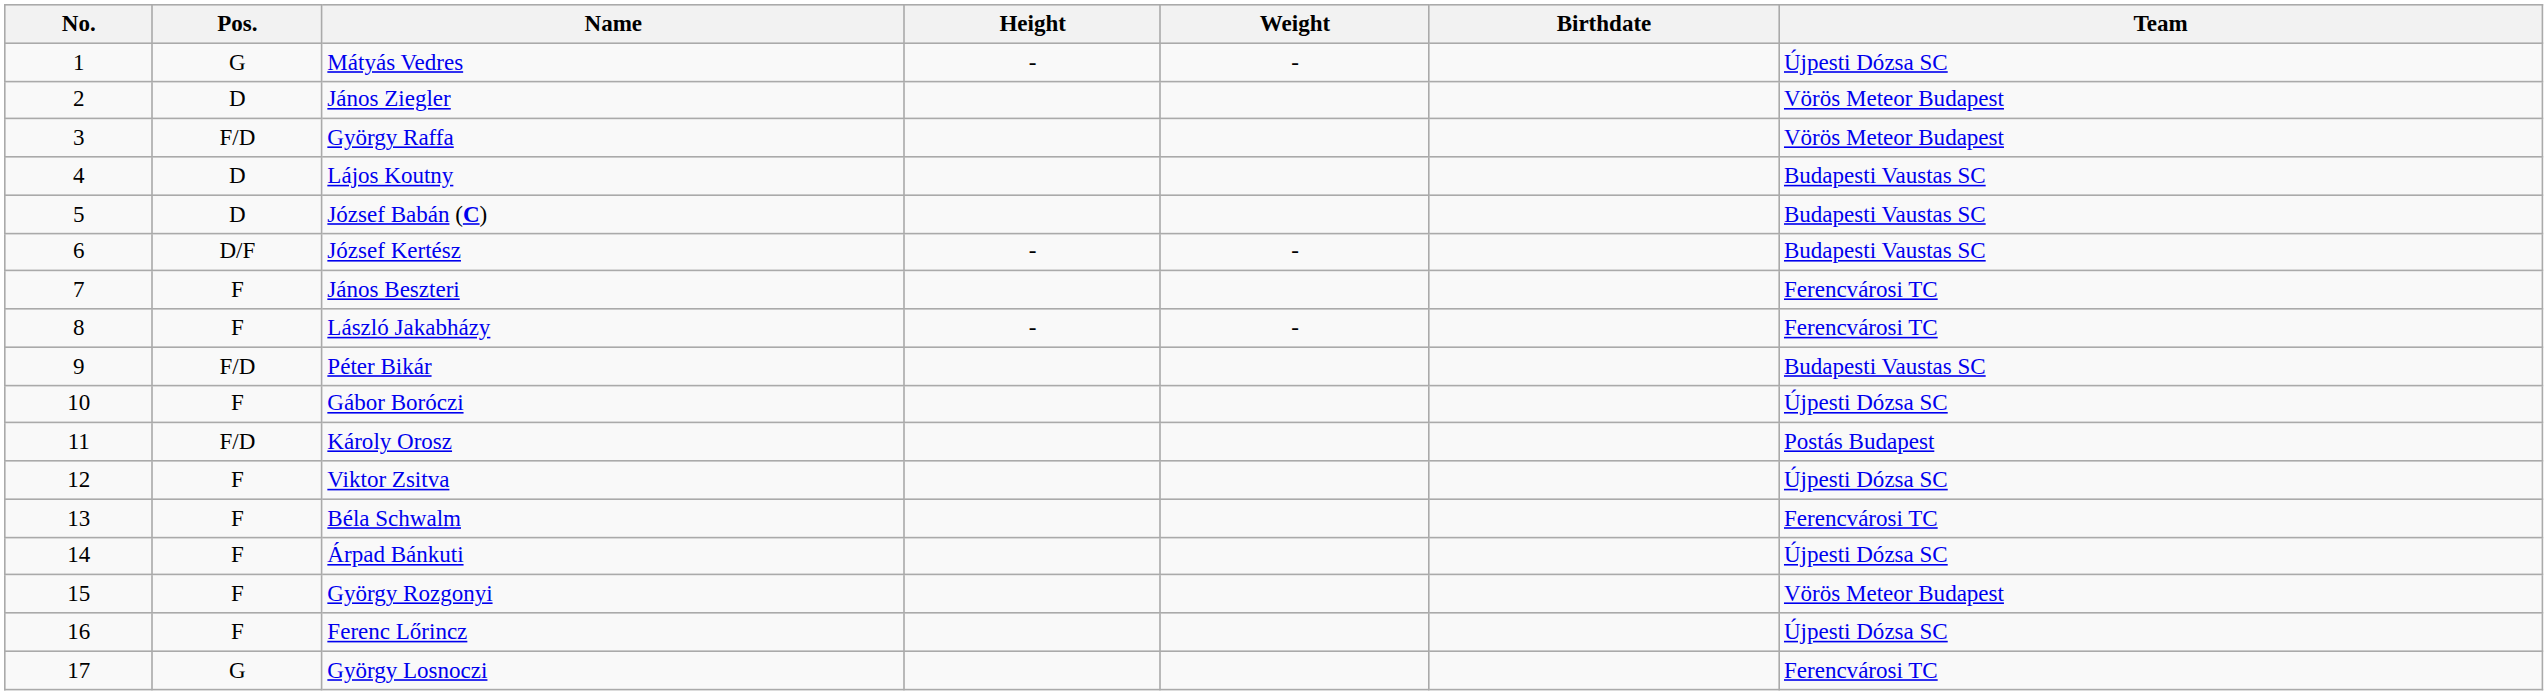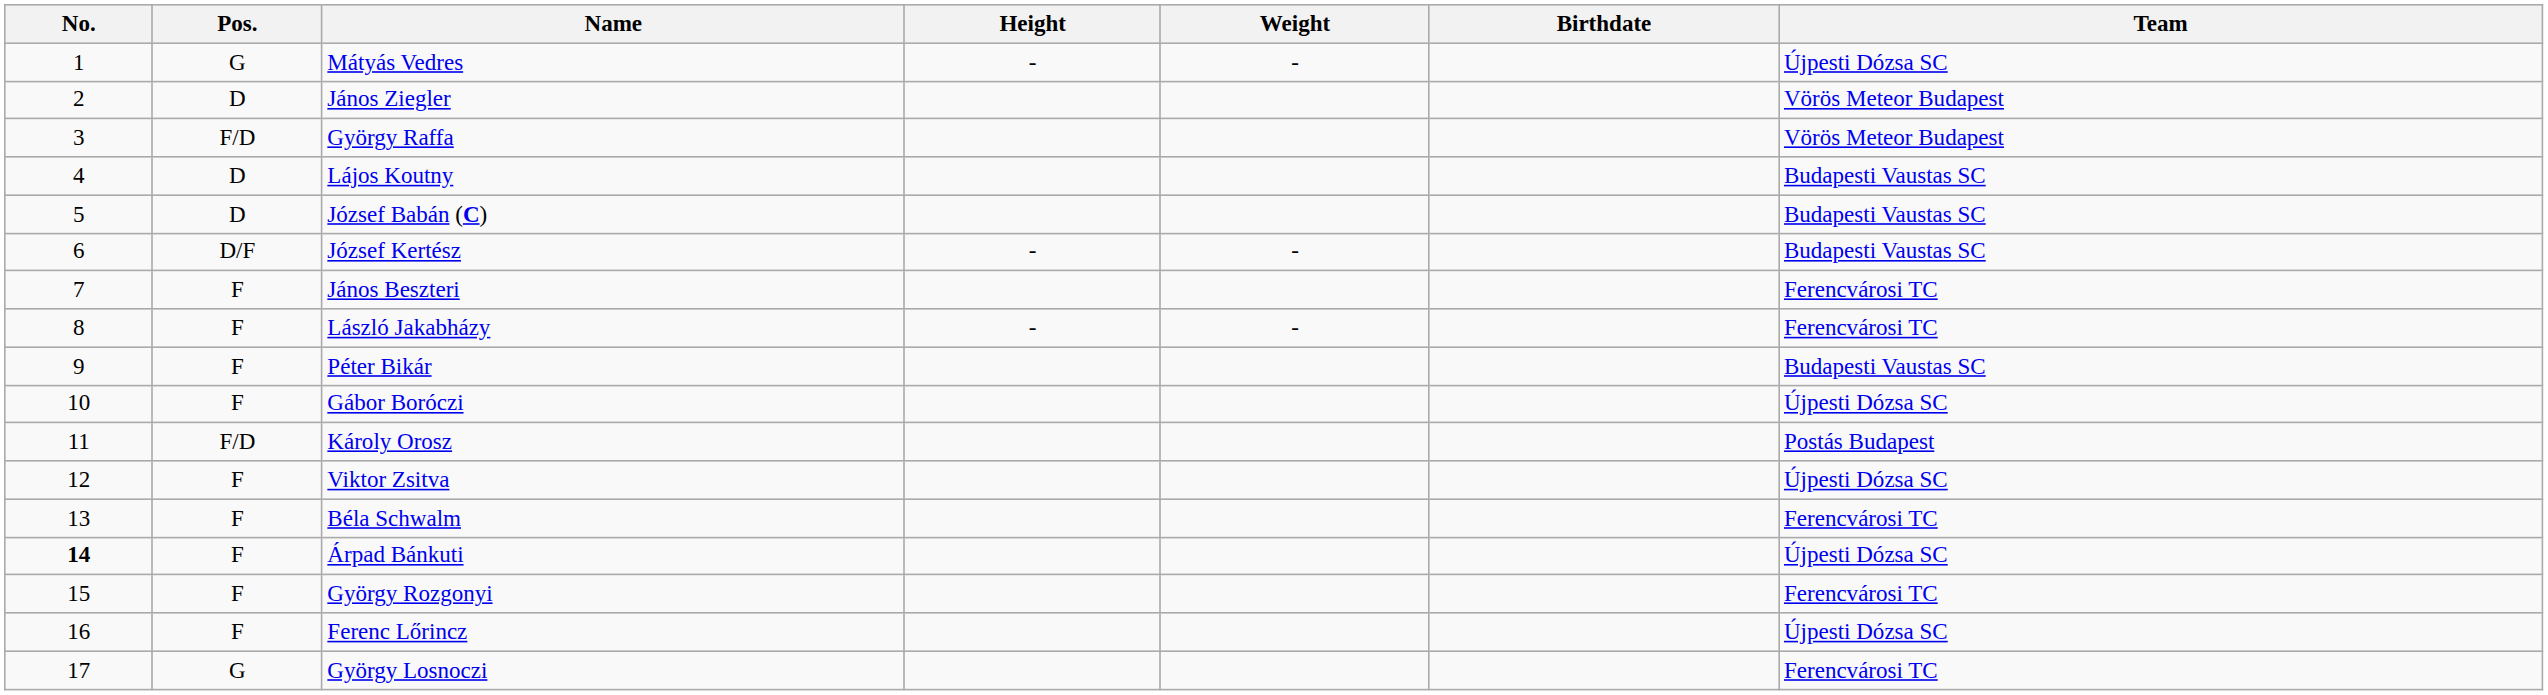(237, 365) F/D -> (237, 365) F
(79, 555) normal -> (79, 555) bold
(1894, 593) Vörös Meteor Budapest -> (1861, 593) Ferencvárosi TC
